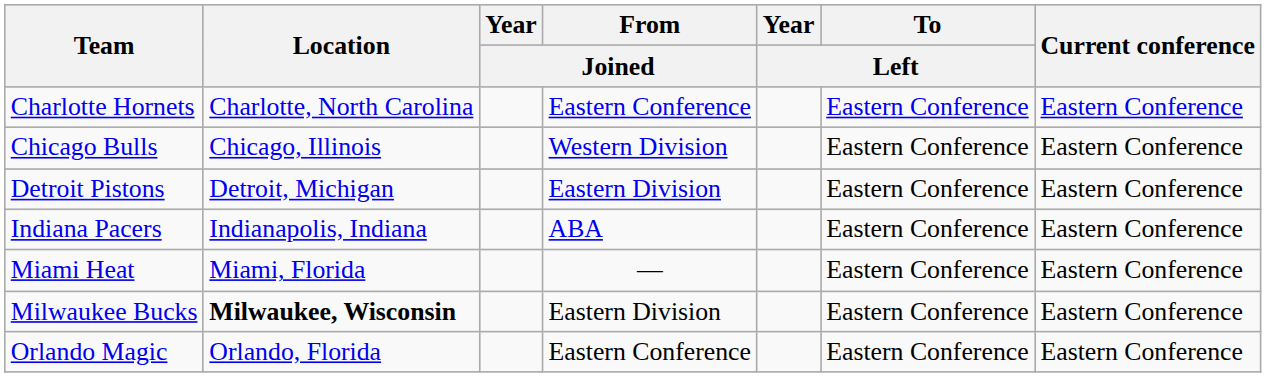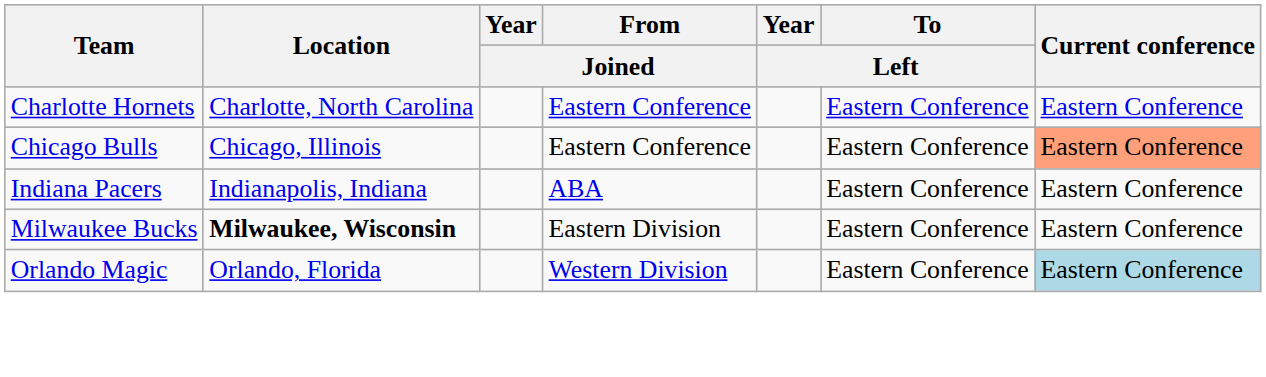(638, 147) Western Division -> (650, 147) Eastern Conference
(1142, 147) no background -> (1142, 147) lightsalmon background
- row: (88, 188)
- row: (73, 270)
(650, 351) Eastern Conference -> (638, 270) Western Division
(1142, 351) no background -> (1142, 270) lightblue background
